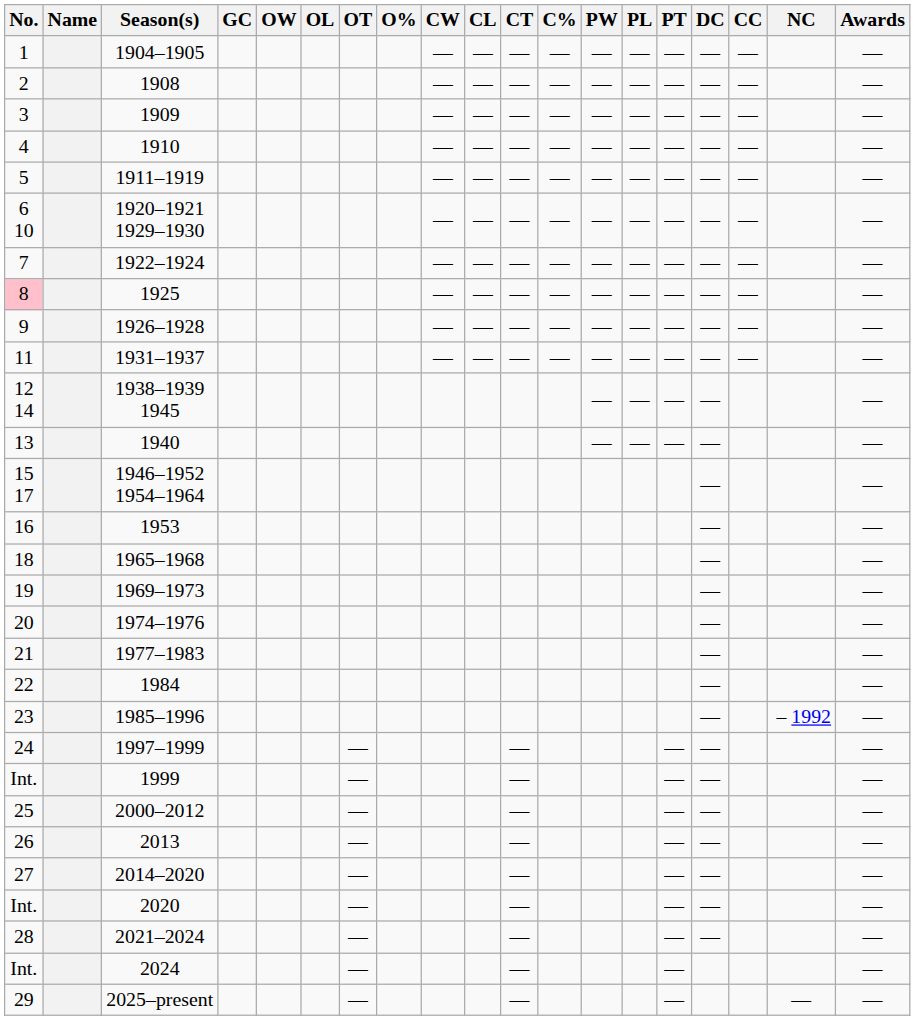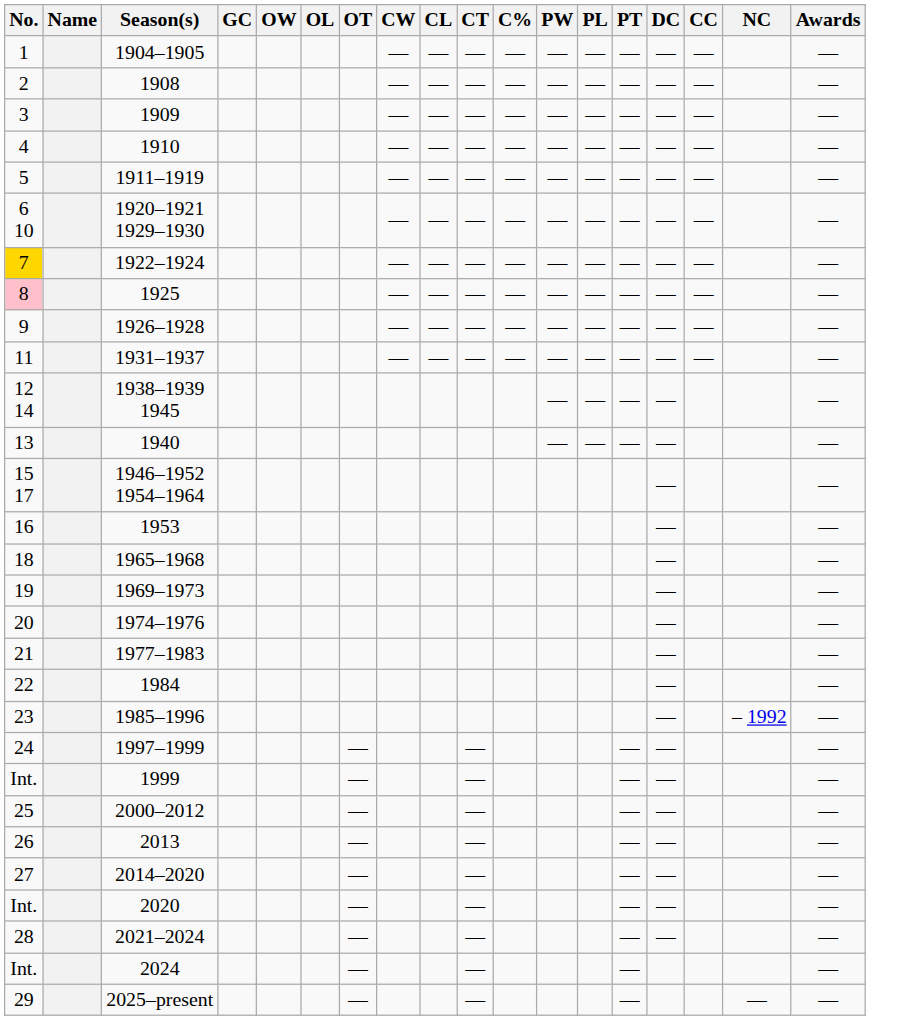- column: (399, 20)
(24, 262) no background -> (24, 262) gold background
